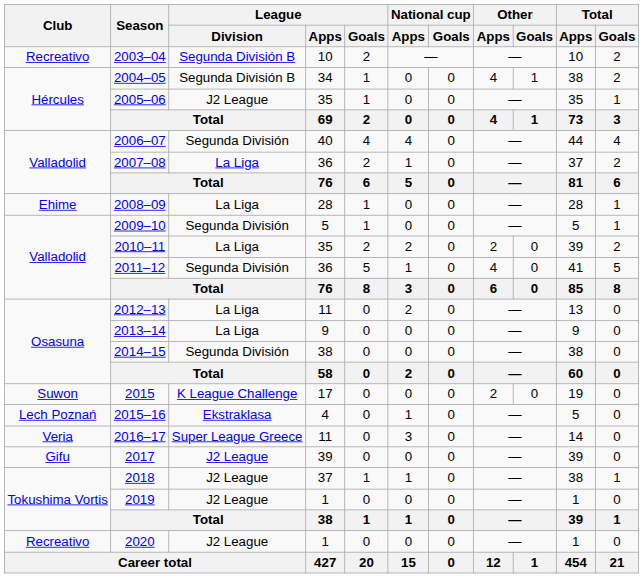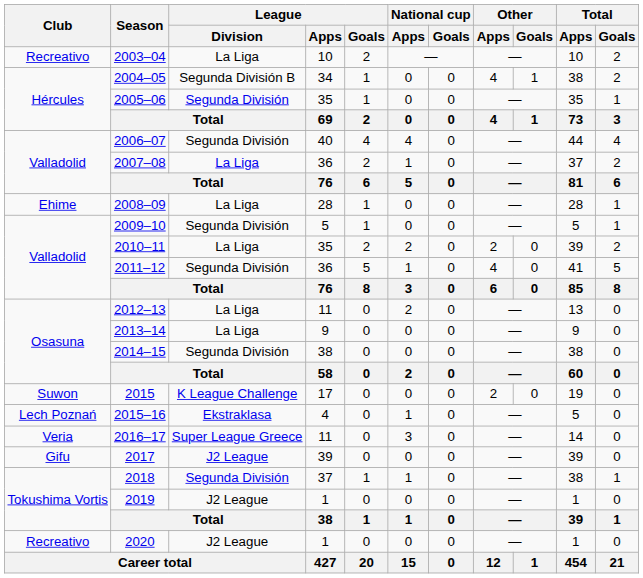(237, 57) Segunda División B -> (237, 57) La Liga
(237, 99) J2 League -> (237, 99) Segunda División
(237, 478) J2 League -> (237, 478) Segunda División
